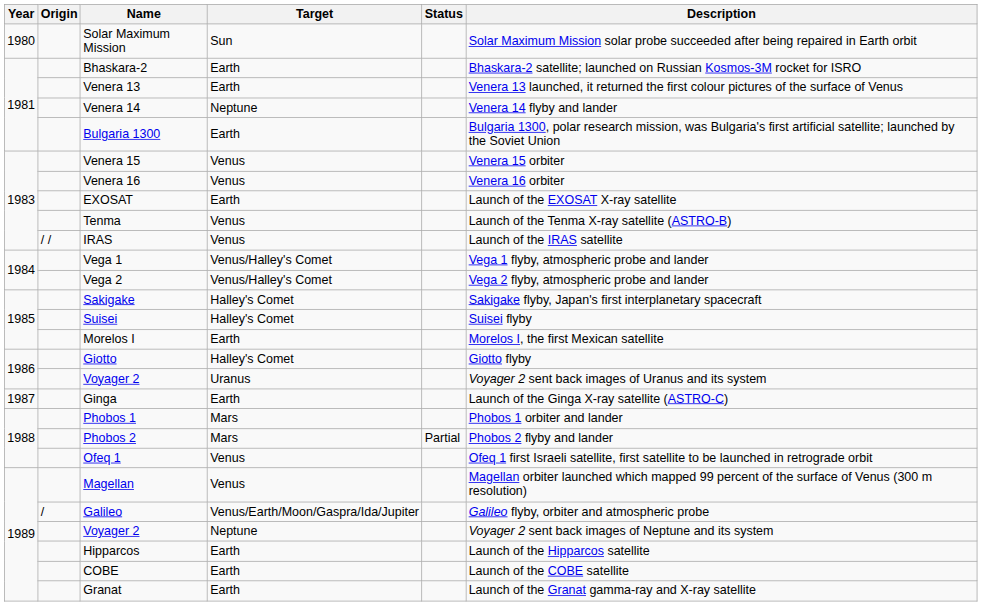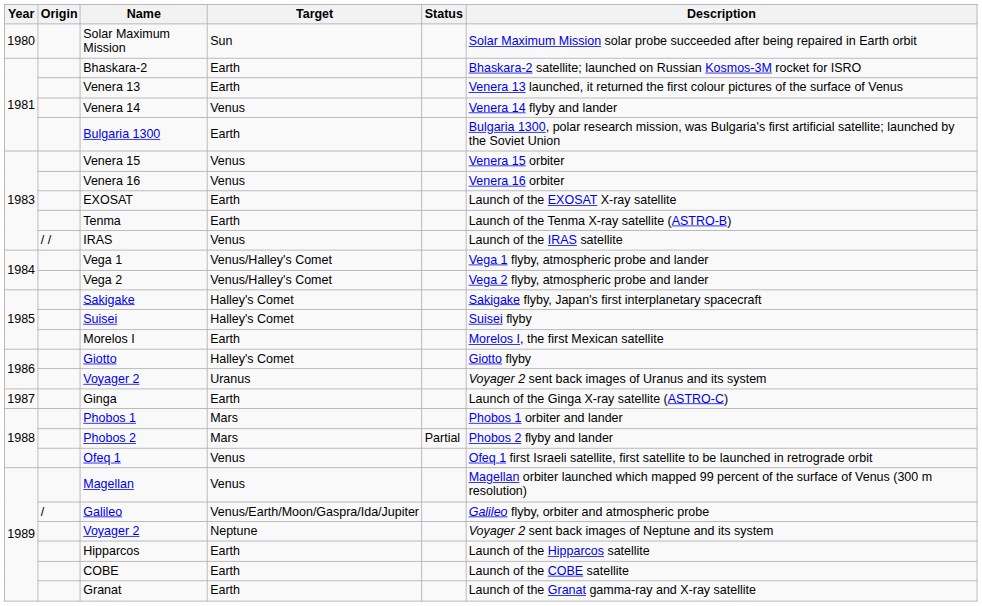(234, 107) Neptune -> (228, 107) Venus
(228, 220) Venus -> (225, 220) Earth
